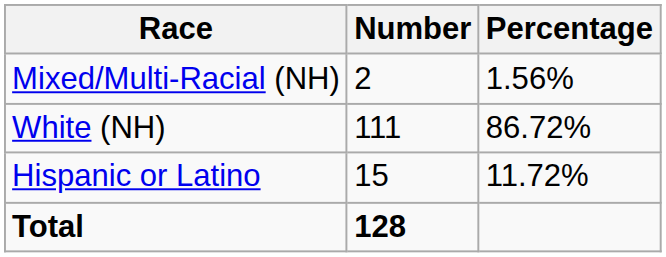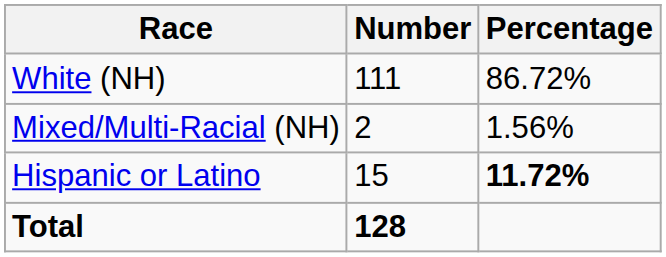rows swapped: (89, 127) <-> (176, 78)
(537, 176) normal -> (538, 176) bold
